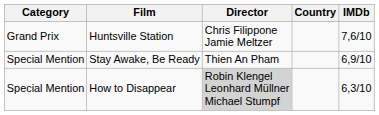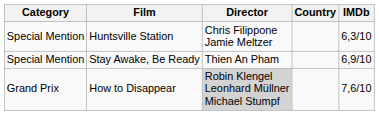(33, 36) Grand Prix -> (46, 36) Special Mention
(356, 36) 7,6/10 -> (356, 36) 6,3/10
(46, 89) Special Mention -> (33, 89) Grand Prix
(356, 89) 6,3/10 -> (356, 89) 7,6/10
